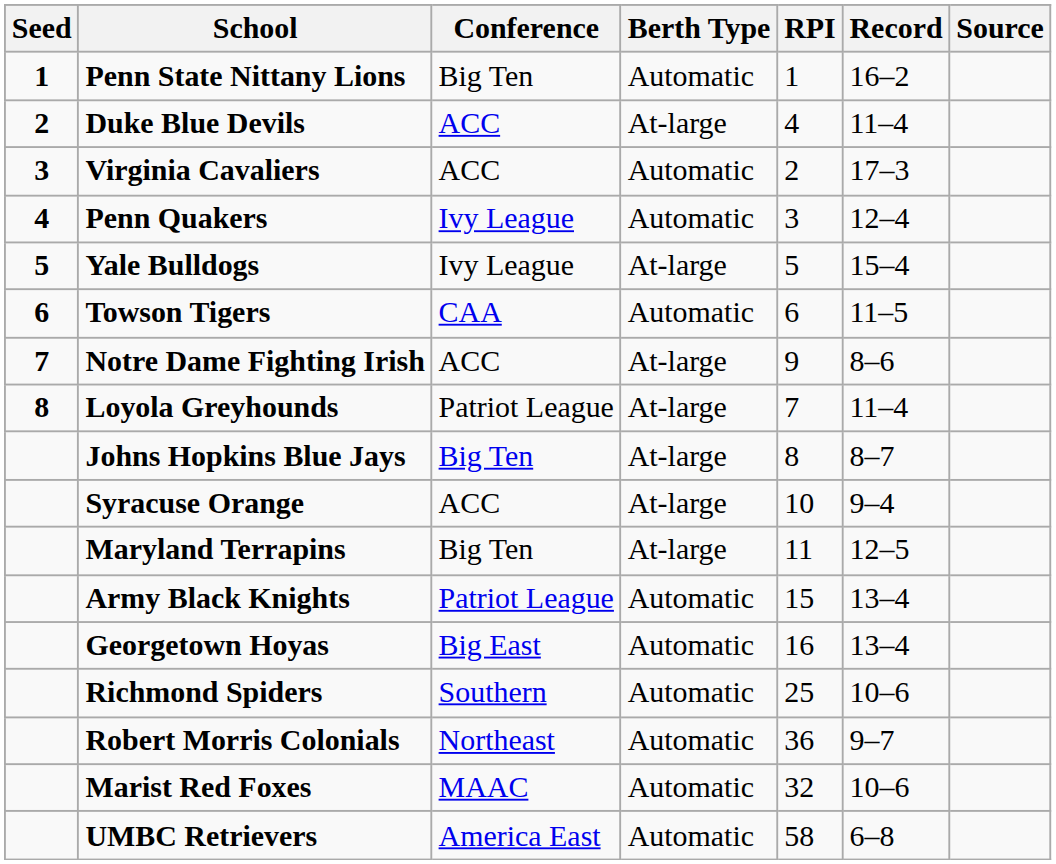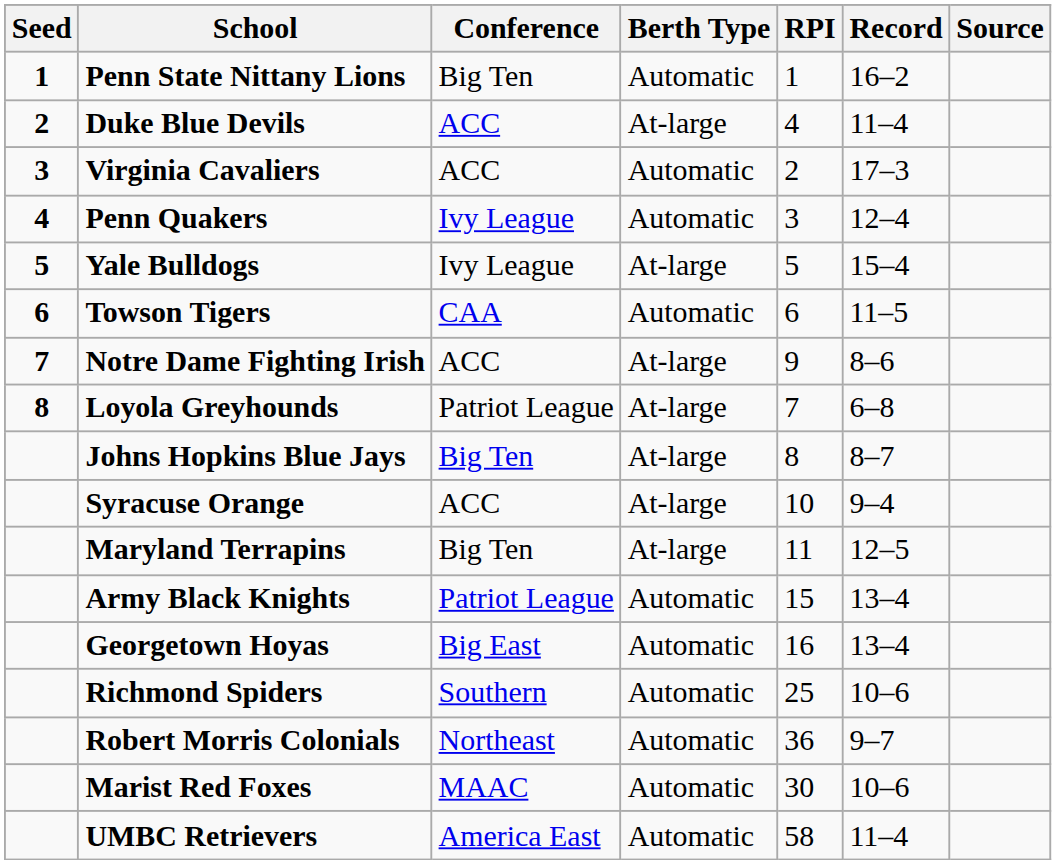(879, 407) 11–4 -> (872, 407) 6–8
(799, 787) 32 -> (799, 787) 30
(872, 834) 6–8 -> (879, 834) 11–4
